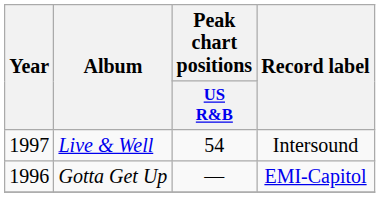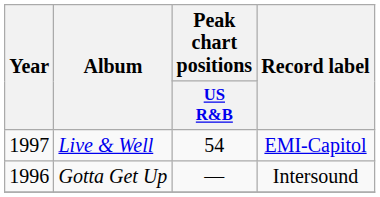(316, 144) Intersound -> (316, 144) EMI-Capitol
(316, 176) EMI-Capitol -> (316, 176) Intersound
